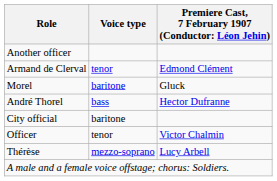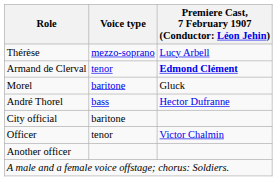rows swapped: (23, 151) <-> (39, 52)
(196, 69) normal -> (199, 69) bold
